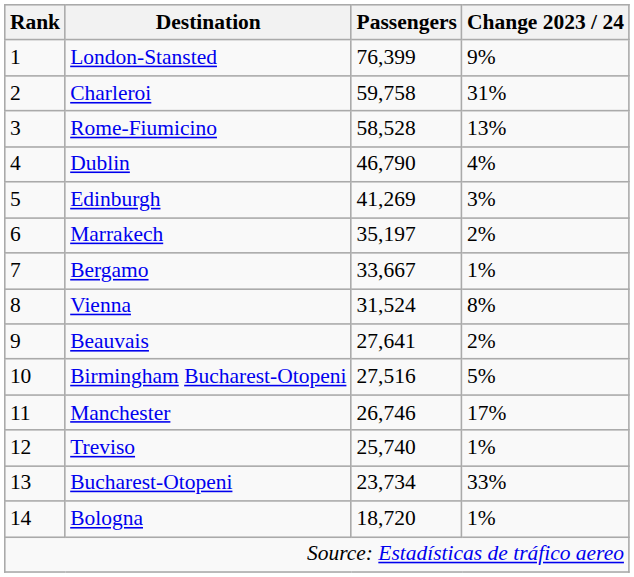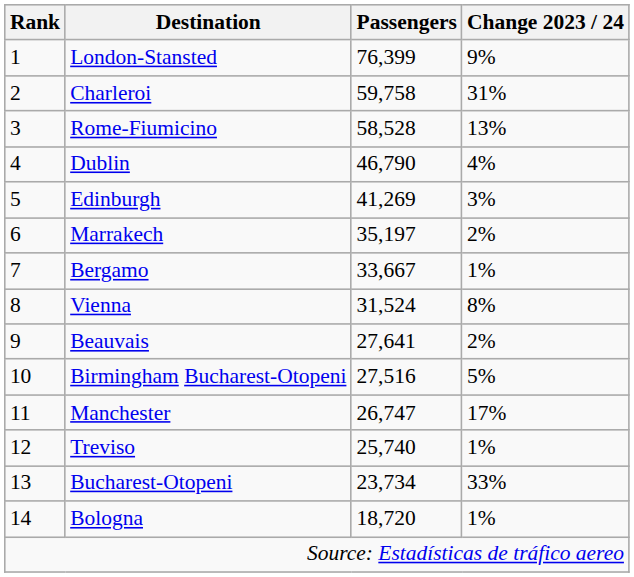(386, 411) 26,746 -> (386, 411) 26,747
